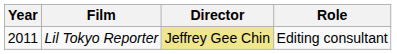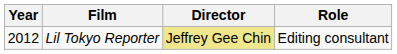(23, 37) 2011 -> (23, 37) 2012
